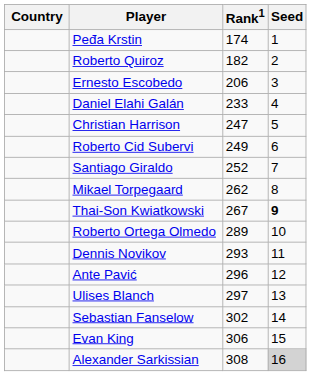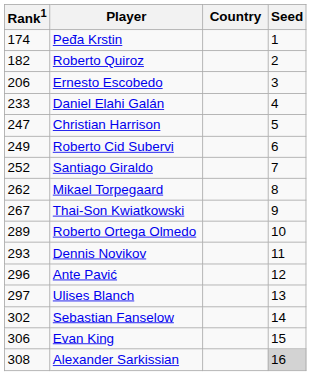columns swapped: (37, 16) <-> (245, 16)
(275, 210) bold -> (275, 210) normal
